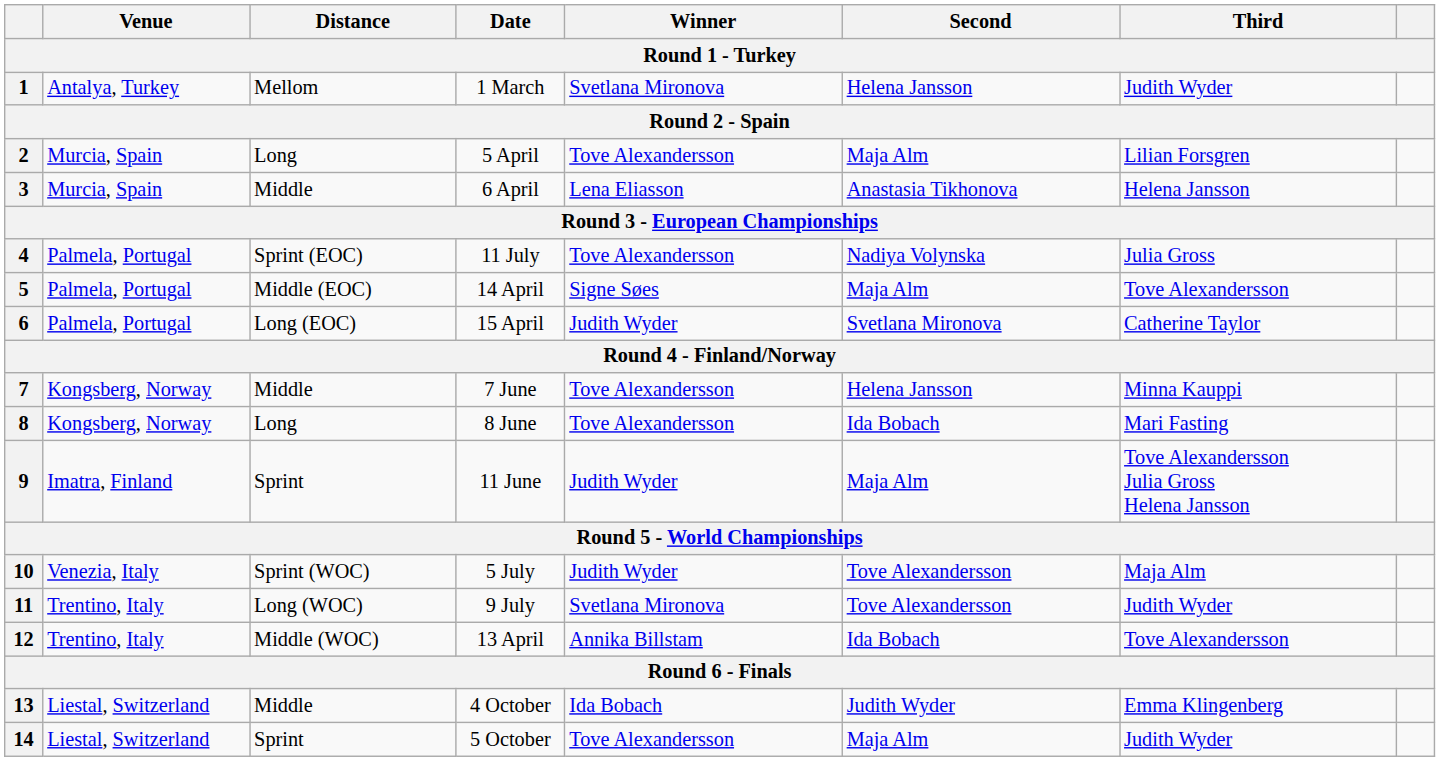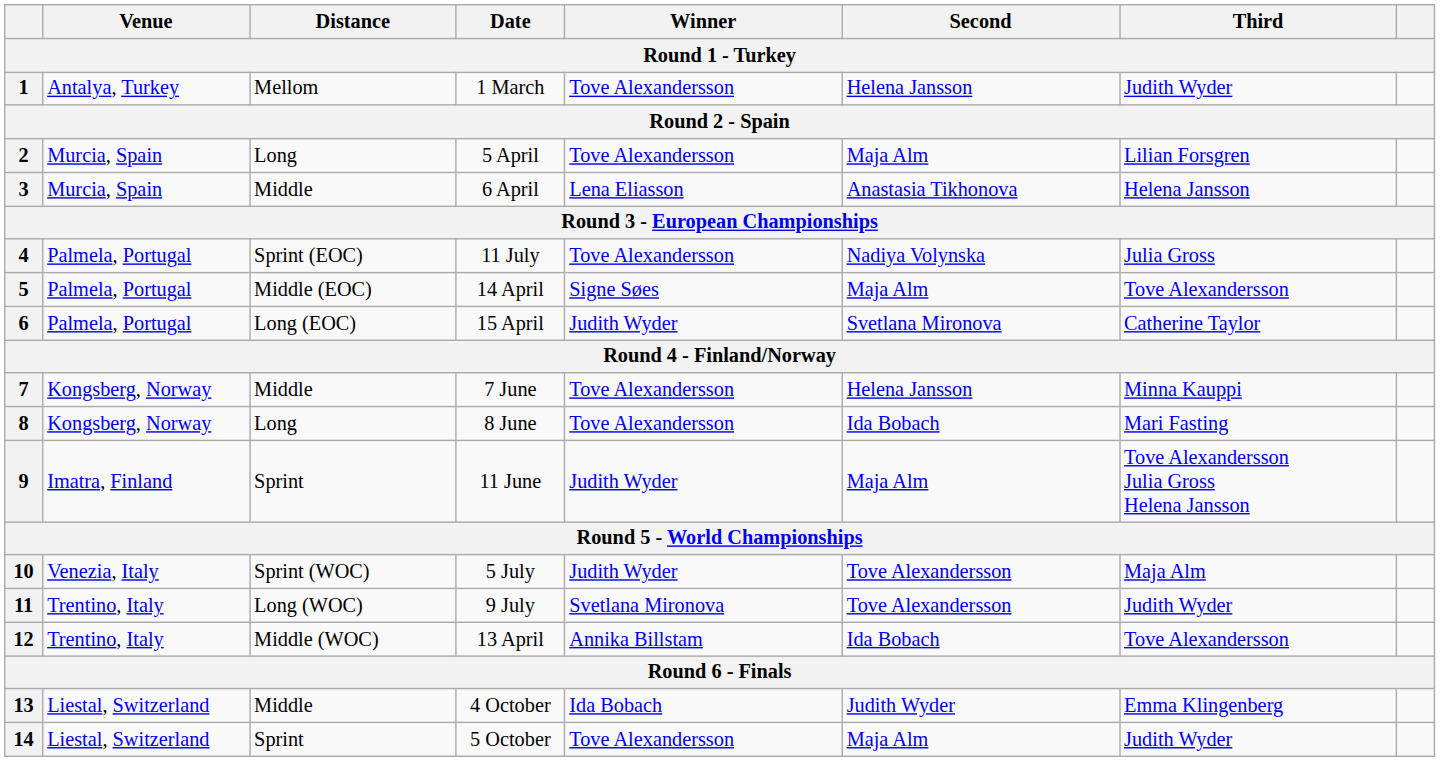(647, 88) Svetlana Mironova -> (652, 88) Tove Alexandersson
